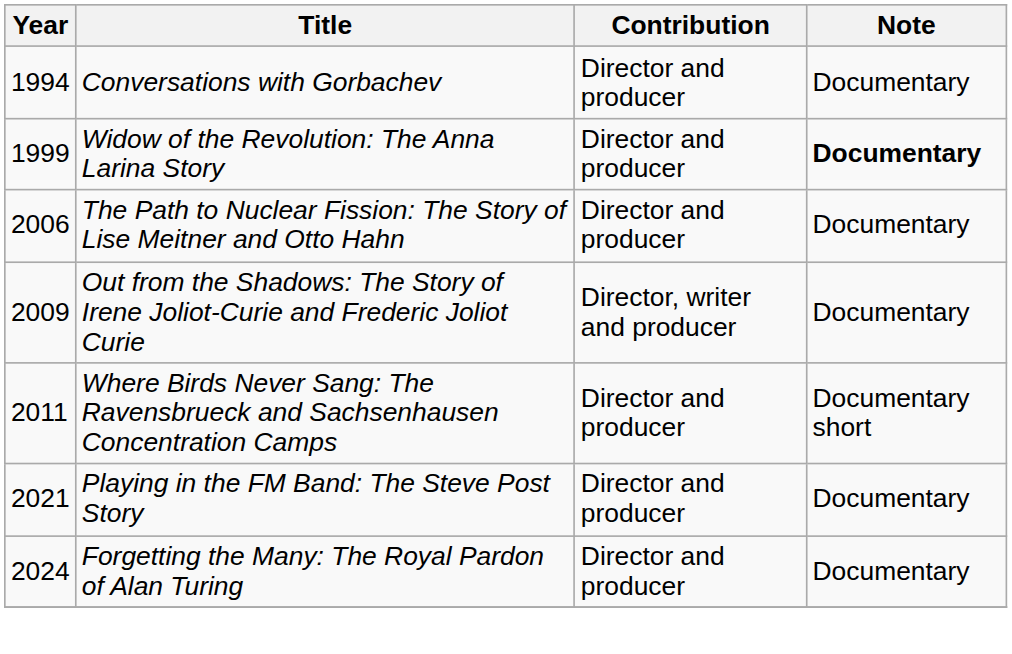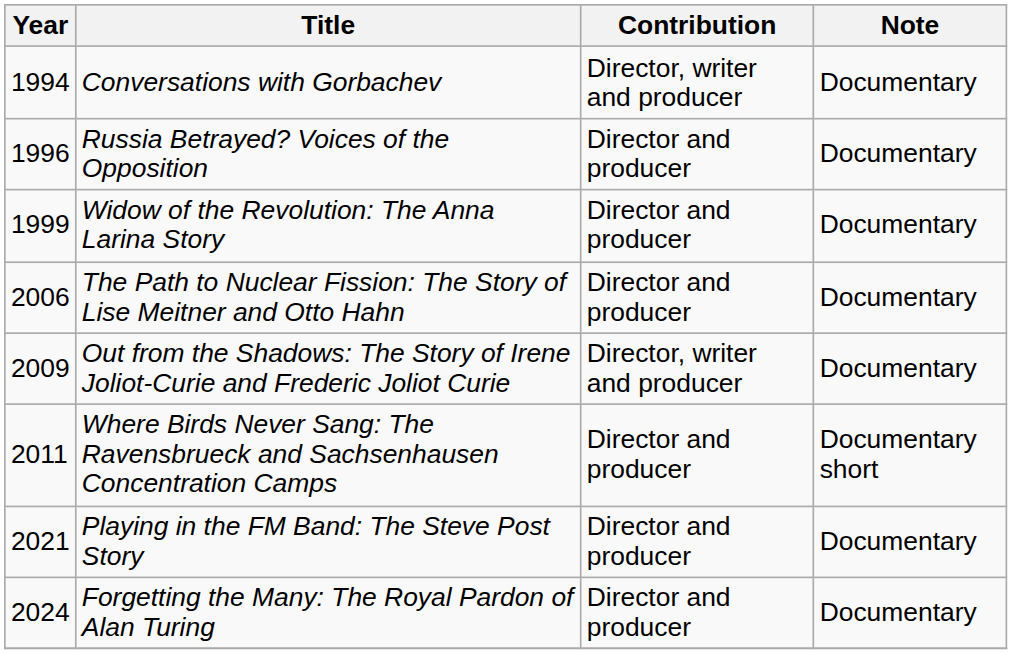(653, 82) Director and producer -> (672, 82) Director, writer and producer
+ row: (265, 153)
(897, 153) bold -> (898, 225) normal
